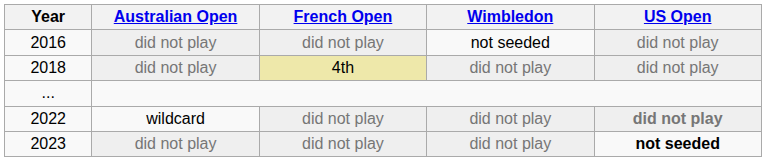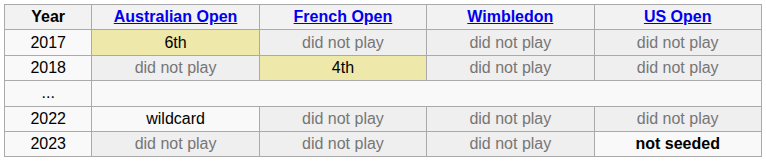- row: (48, 42)
+ row: (48, 42)
(678, 118) bold -> (678, 118) normal
